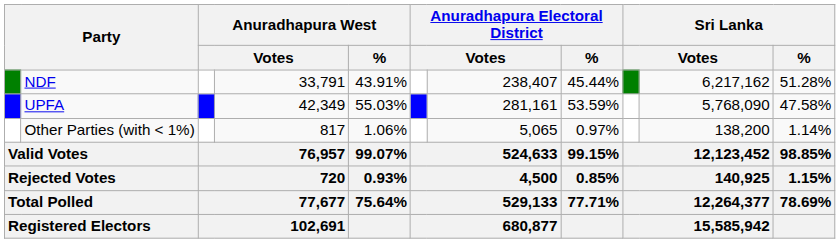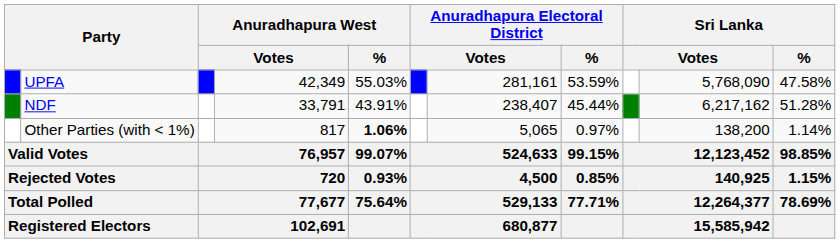rows swapped: (44, 105) <-> (40, 81)
(385, 130) normal -> (385, 130) bold
